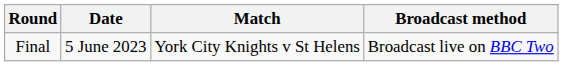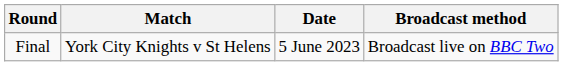columns swapped: (257, 18) <-> (106, 18)
